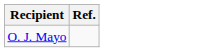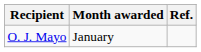+ column: (118, 15)
